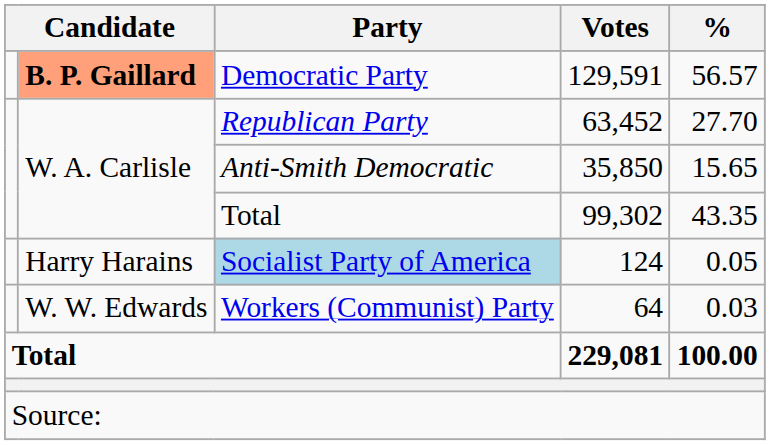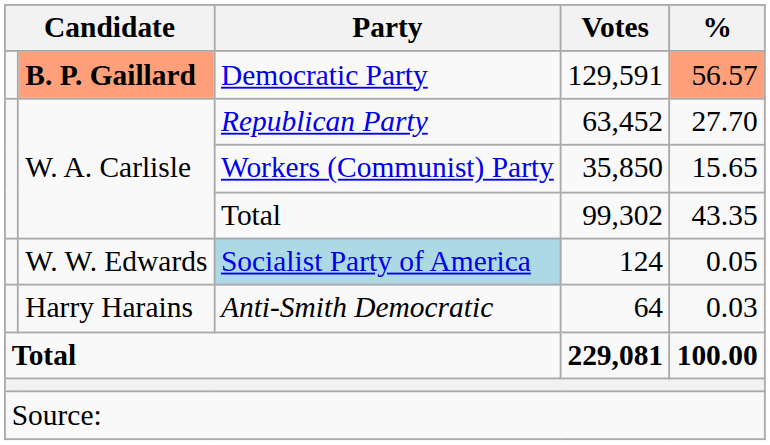(725, 74) no background -> (725, 74) lightsalmon background
(357, 167) Anti-Smith Democratic -> (387, 167) Workers (Communist) Party
(109, 261) Harry Harains -> (116, 261) W. W. Edwards
(116, 307) W. W. Edwards -> (109, 307) Harry Harains
(387, 307) Workers (Communist) Party -> (357, 307) Anti-Smith Democratic
